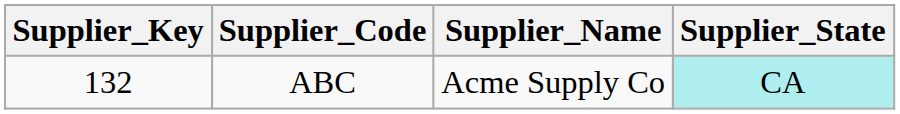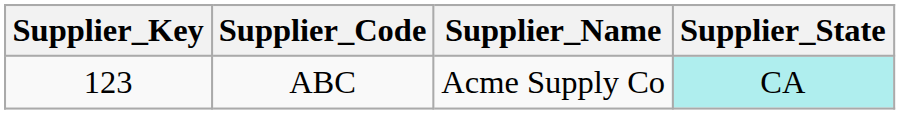(108, 81) 132 -> (108, 81) 123
